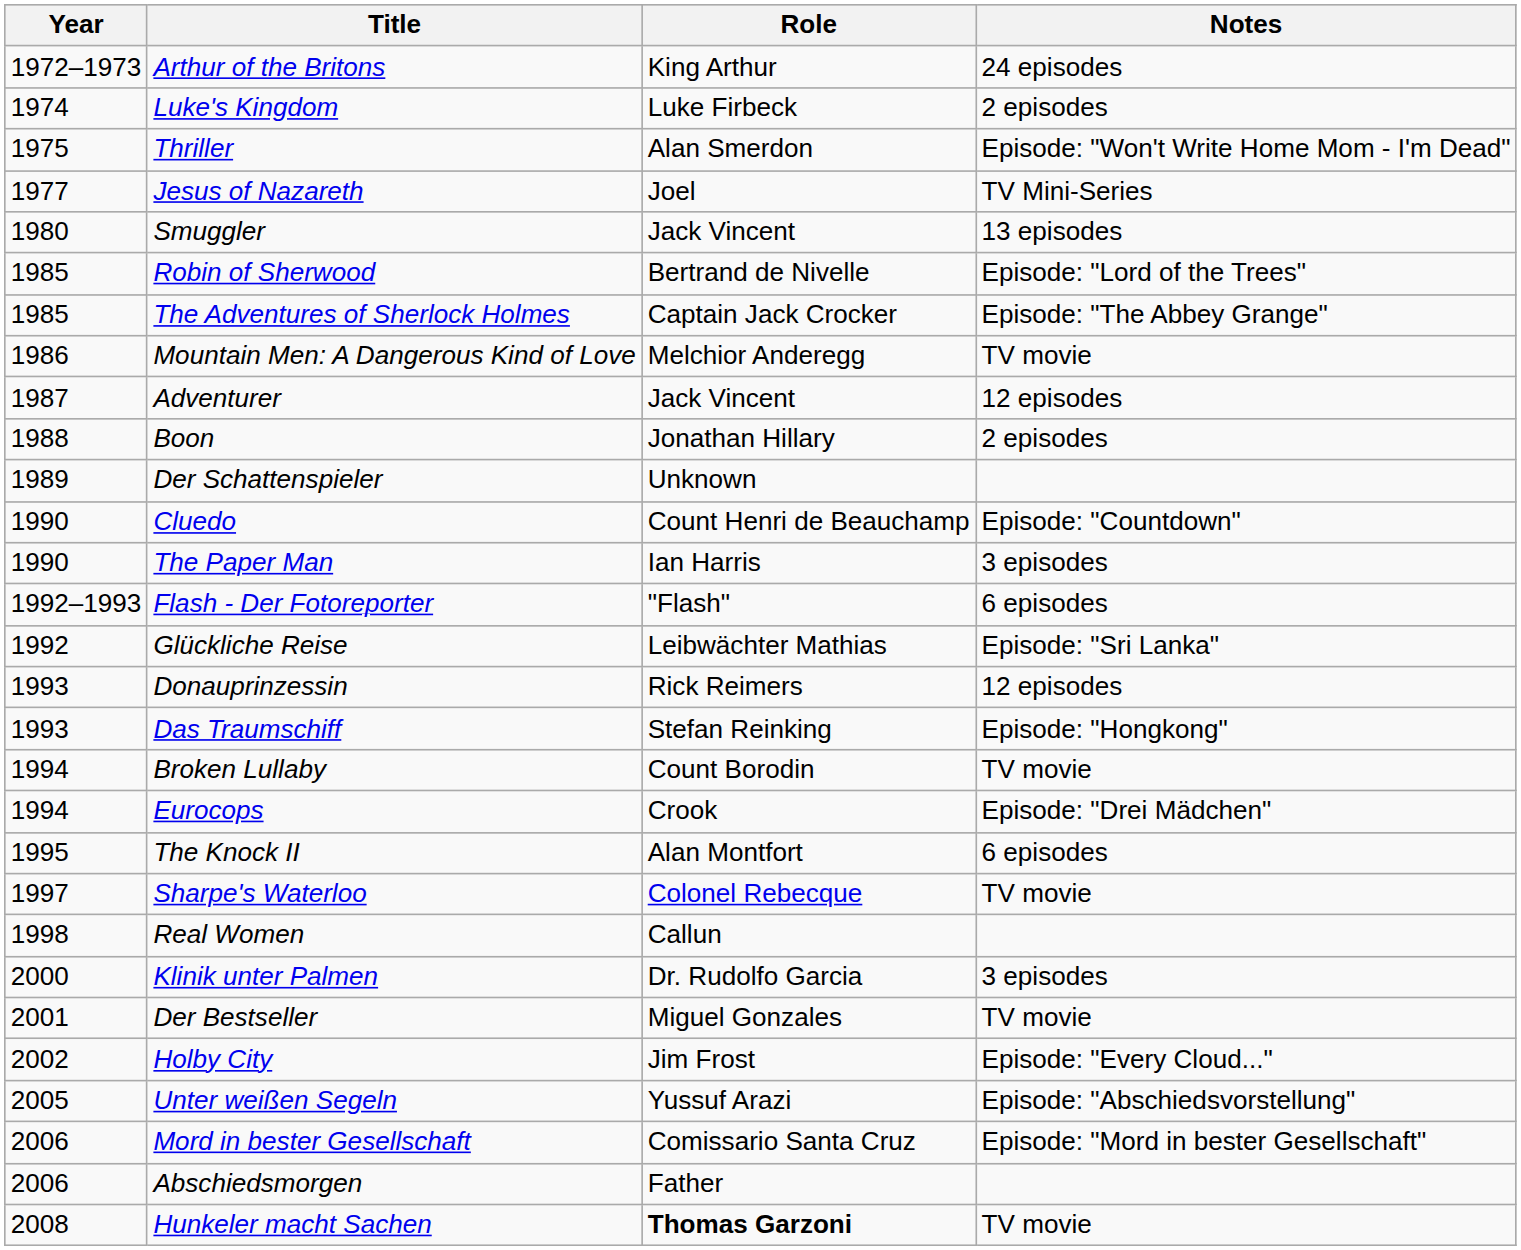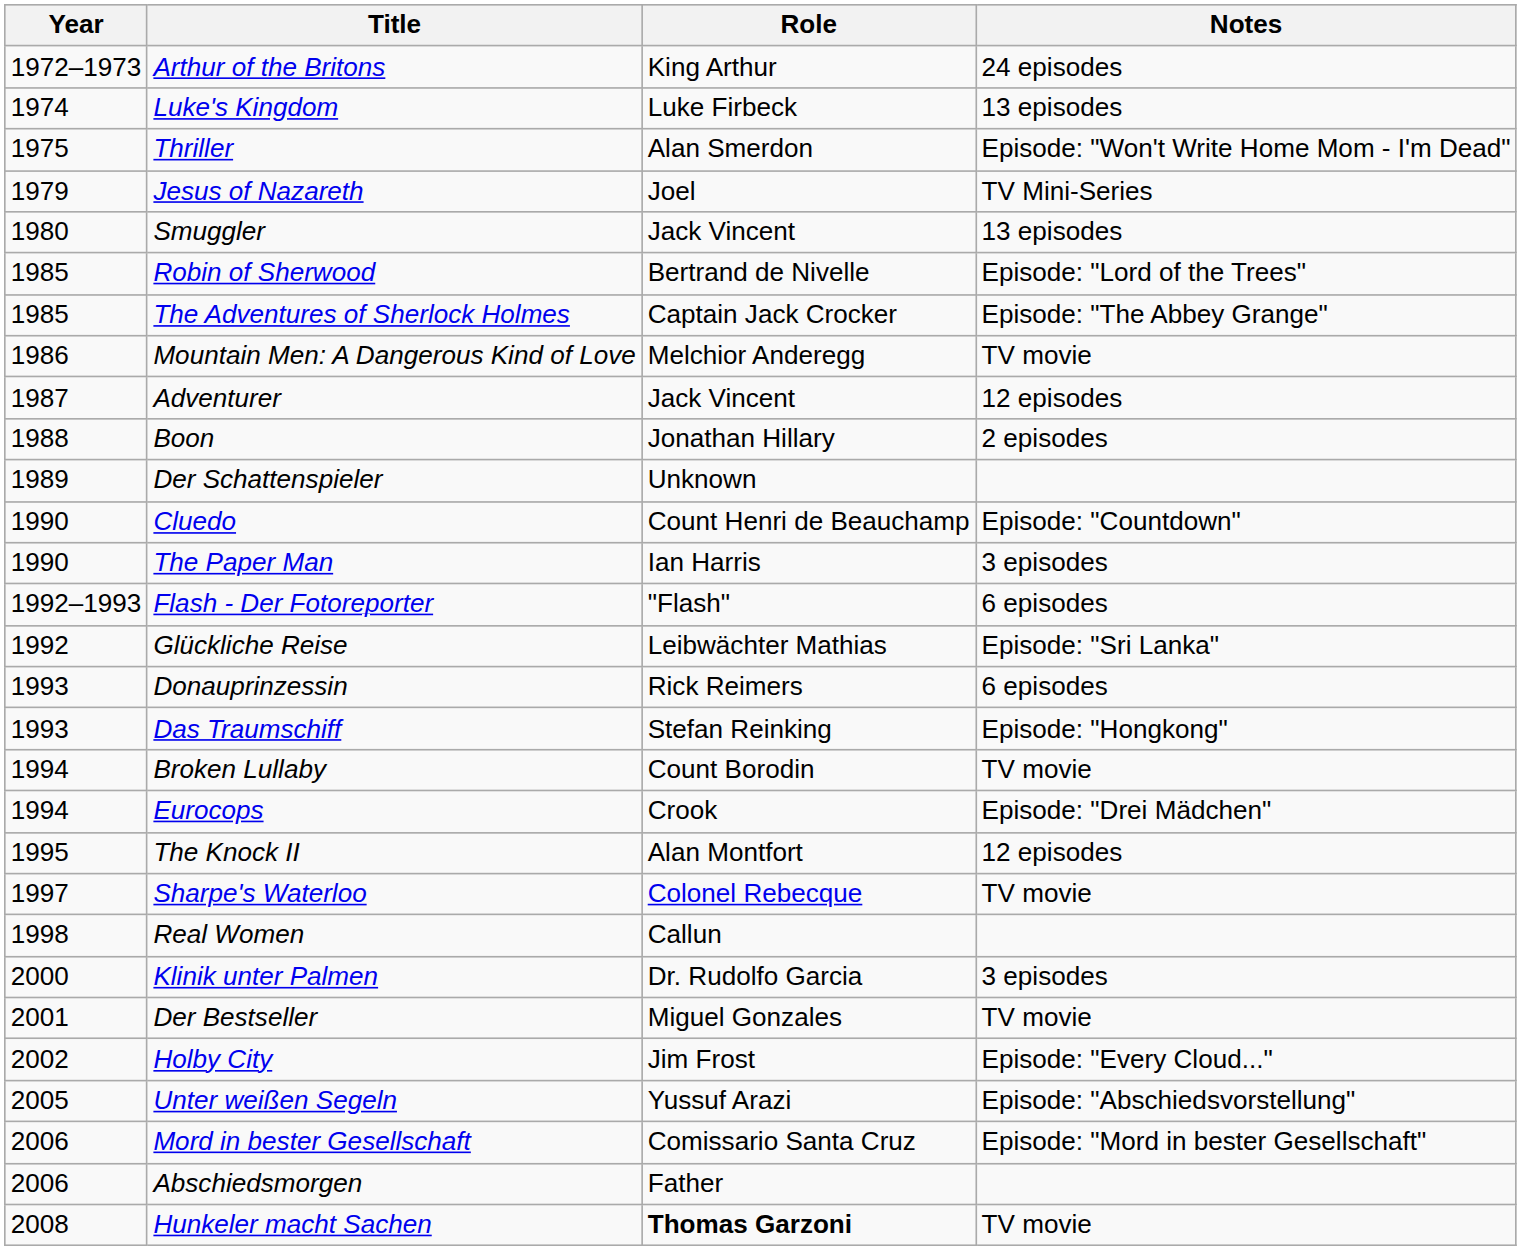(1045, 107) 2 episodes -> (1052, 107) 13 episodes
(40, 190) 1977 -> (40, 190) 1979
(1052, 686) 12 episodes -> (1045, 686) 6 episodes
(1045, 852) 6 episodes -> (1052, 852) 12 episodes
